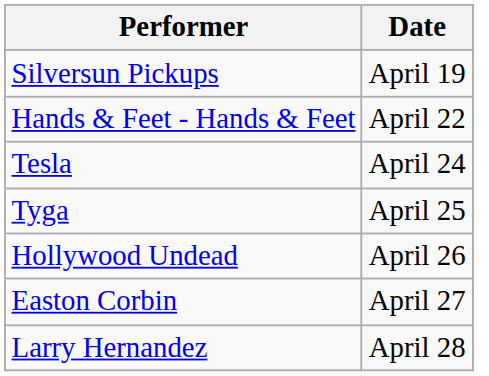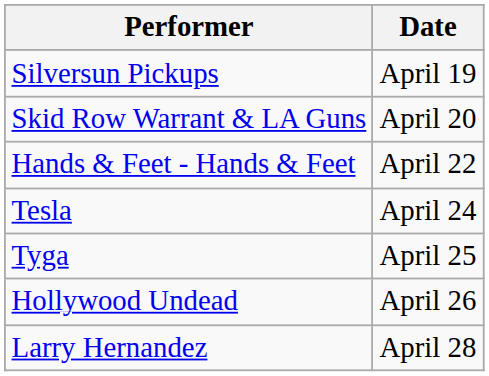+ row: (189, 118)
- row: (94, 301)
